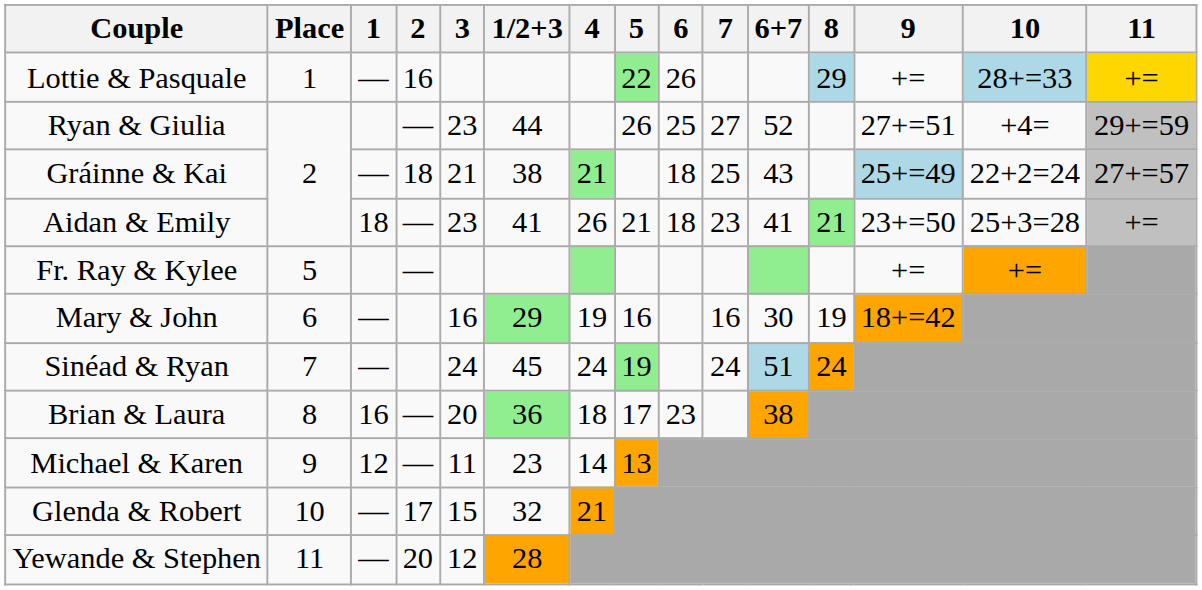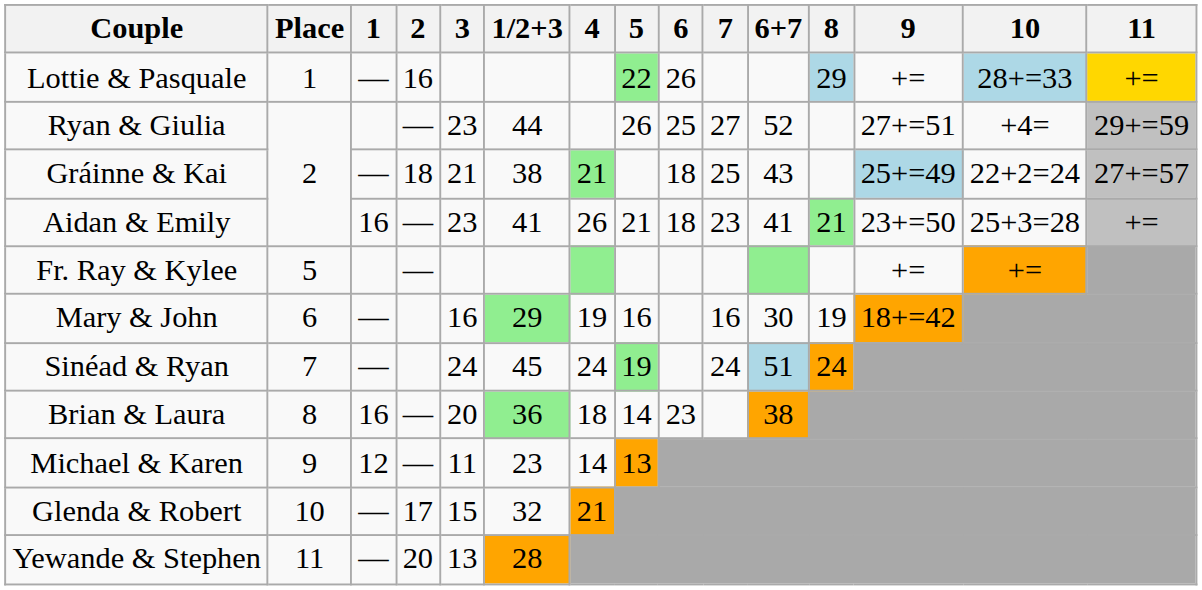(373, 221) 18 -> (373, 221) 16
(636, 414) 17 -> (636, 414) 14
(462, 558) 12 -> (462, 558) 13
